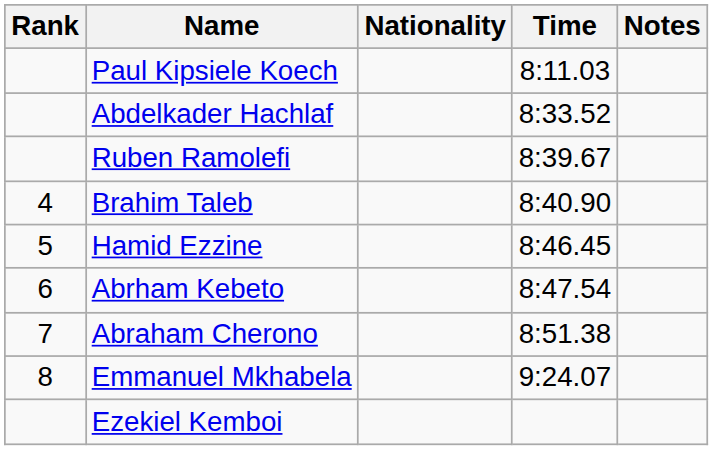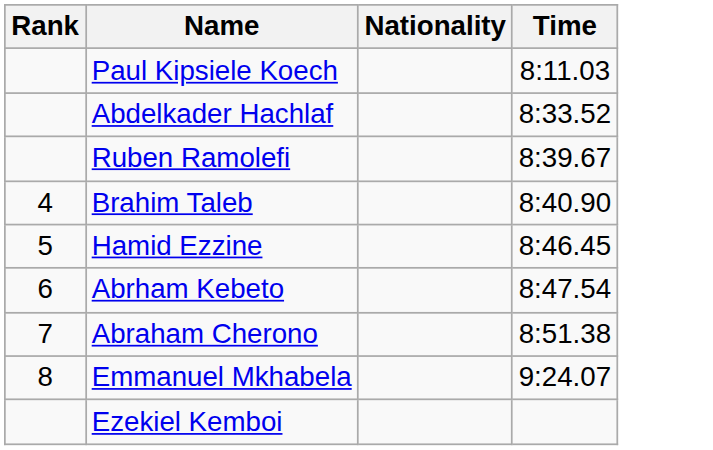- column: (662, 26)
